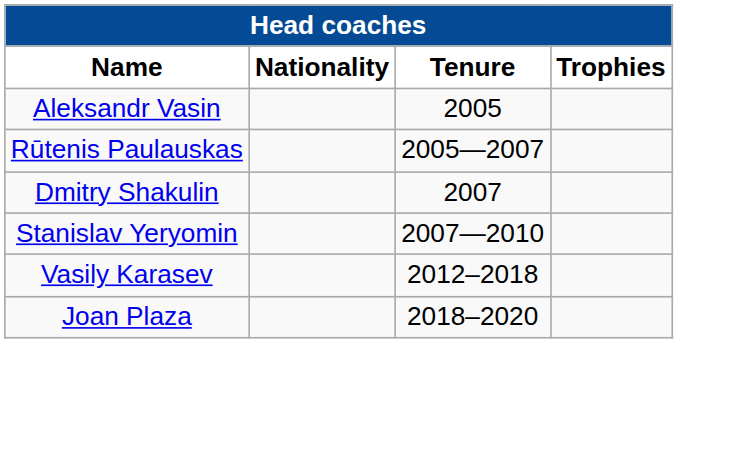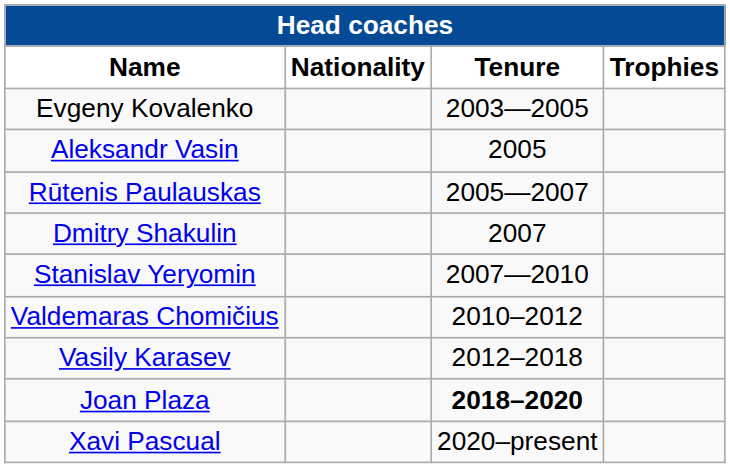+ row: (145, 108)
+ row: (145, 316)
(473, 316) normal -> (517, 399) bold
+ row: (145, 441)
